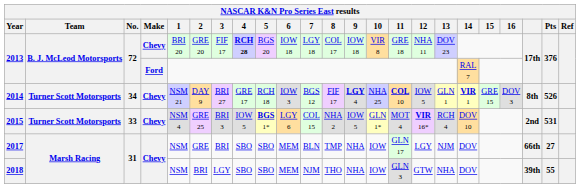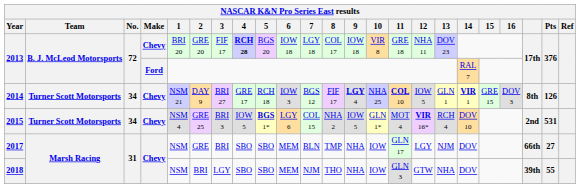(551, 96) 526 -> (551, 96) 126
(132, 121) 33 -> (132, 121) 34
